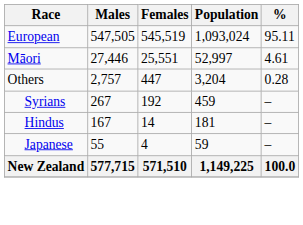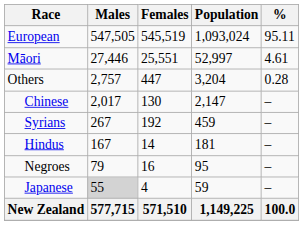+ row: (38, 101)
+ row: (39, 166)
(97, 144) no background -> (97, 187) lightgrey background
